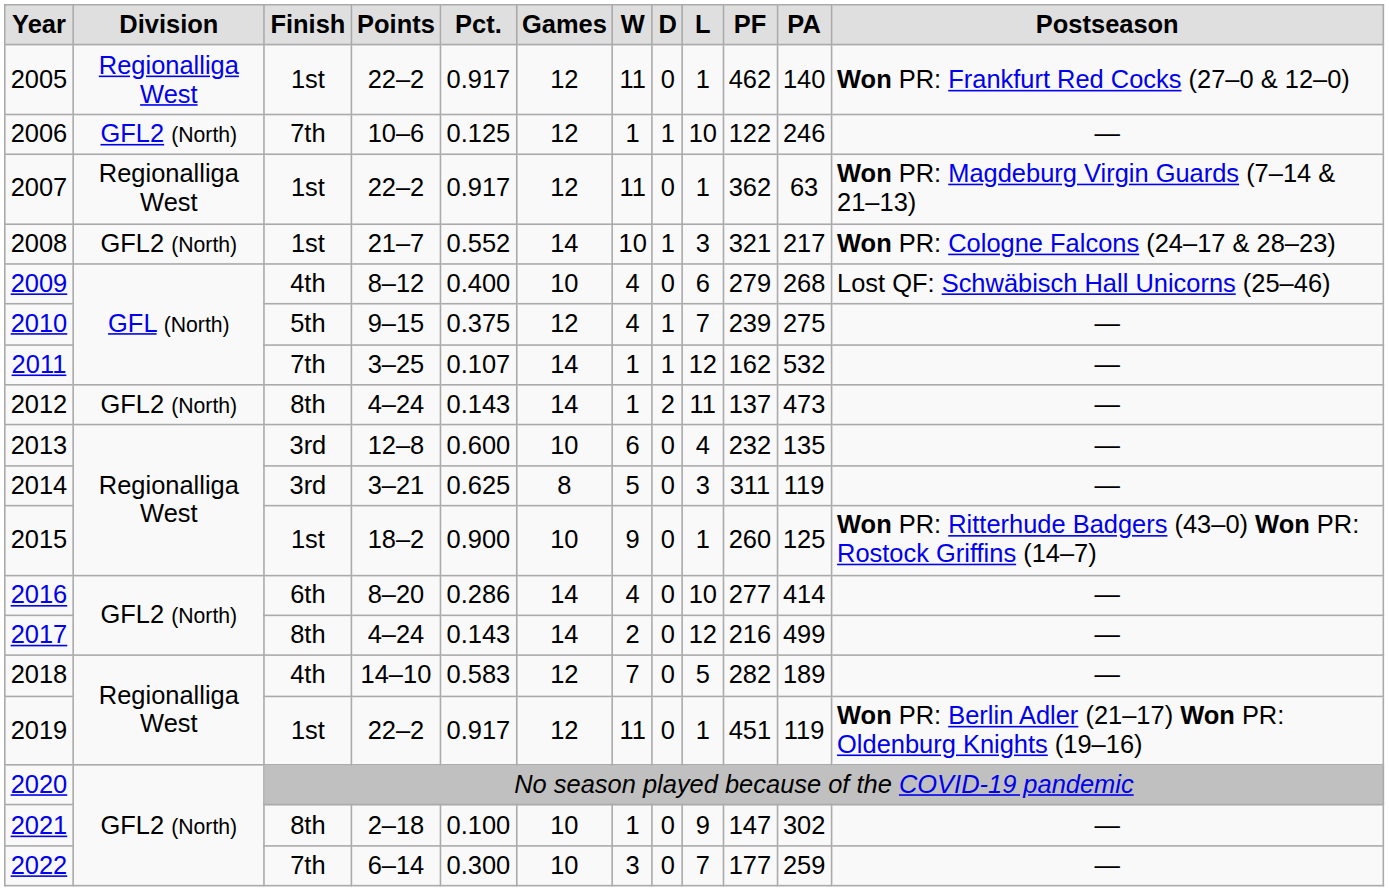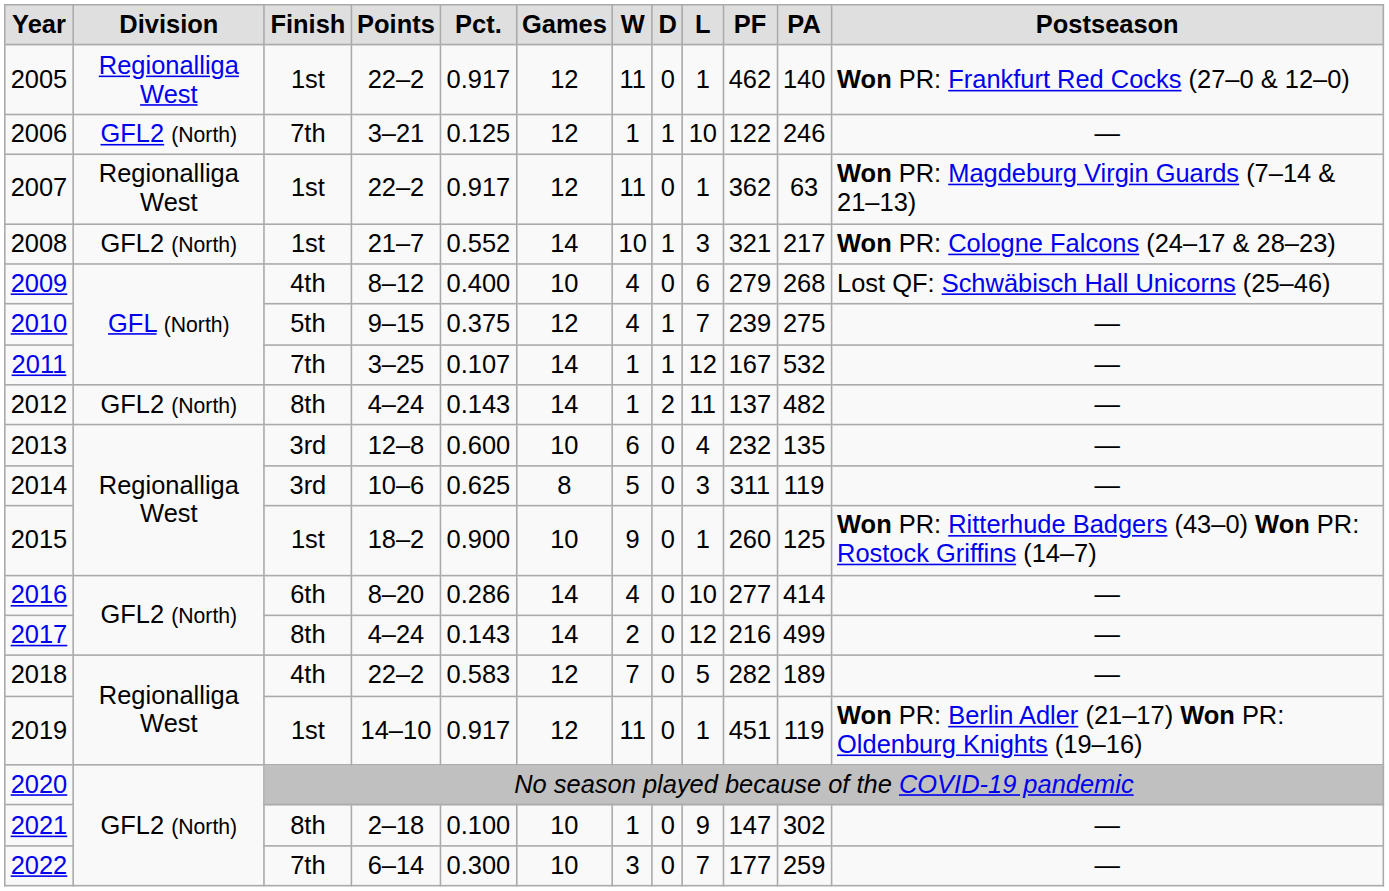(396, 133) 10–6 -> (396, 133) 3–21
(750, 364) 162 -> (750, 364) 167
(804, 404) 473 -> (804, 404) 482
(396, 485) 3–21 -> (396, 485) 10–6
(396, 675) 14–10 -> (396, 675) 22–2
(396, 730) 22–2 -> (396, 730) 14–10
